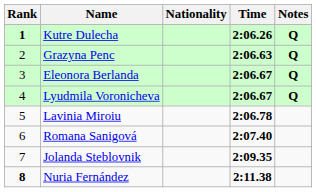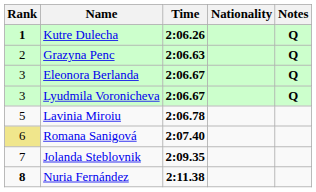columns swapped: (196, 14) <-> (252, 14)
(22, 95) 4 -> (22, 95) 3
(22, 136) no background -> (22, 136) khaki background
